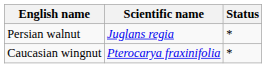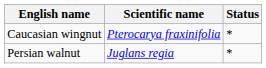rows swapped: (44, 33) <-> (54, 53)
